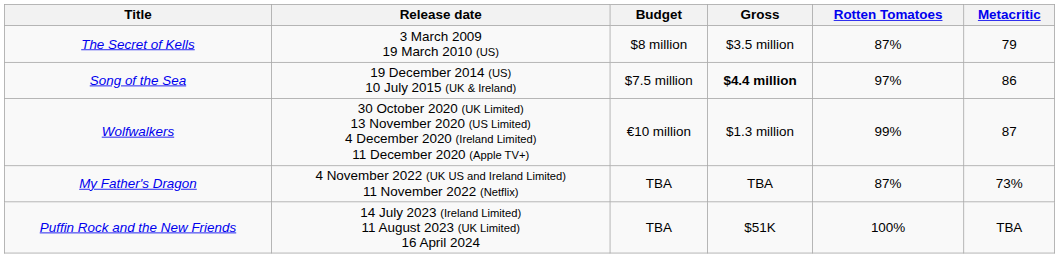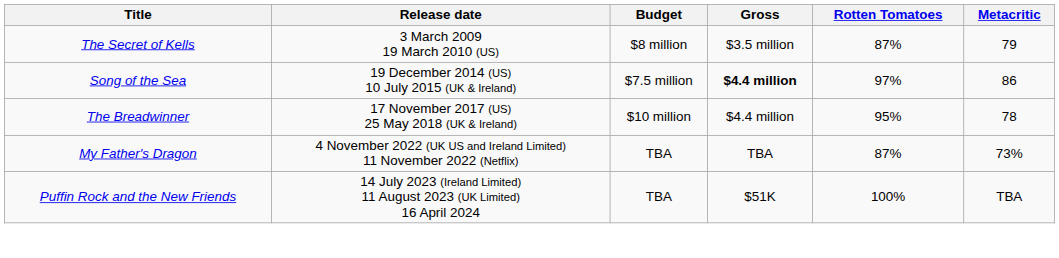+ row: (138, 116)
- row: (138, 132)
